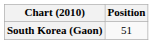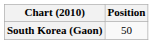(126, 30) 51 -> (126, 30) 50
